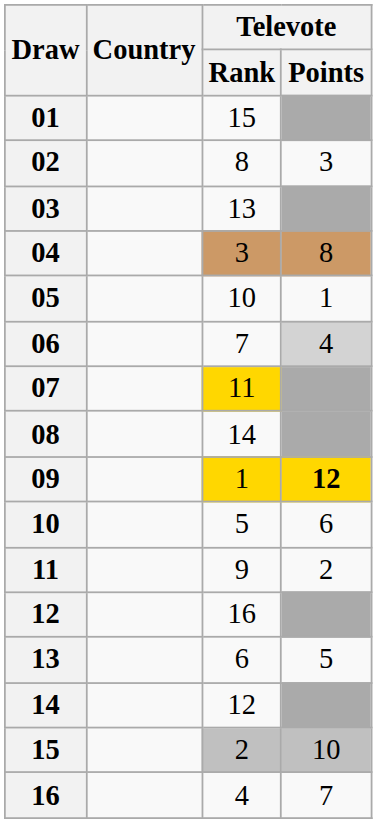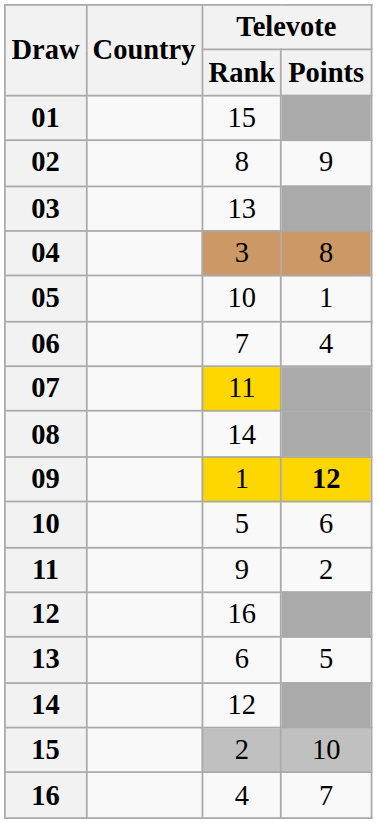(326, 162) 3 -> (326, 162) 9
(326, 343) lightgrey background -> (326, 343) no background
